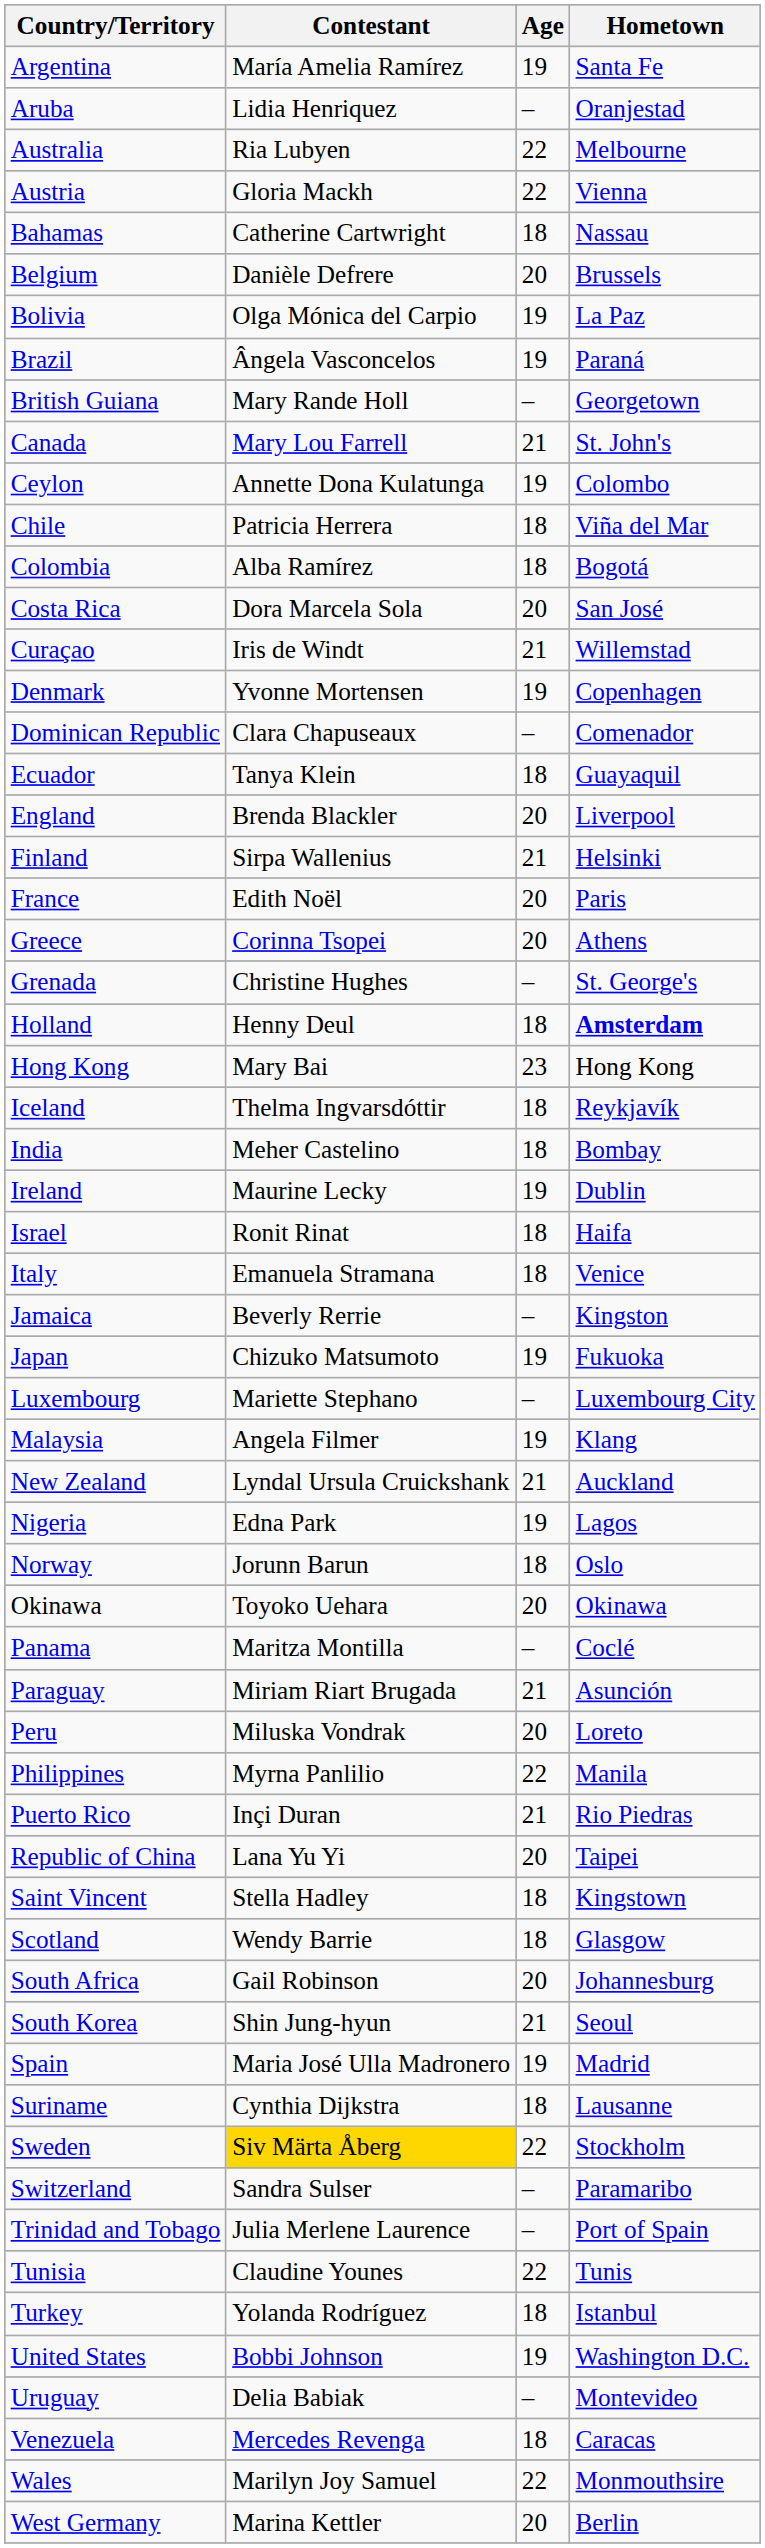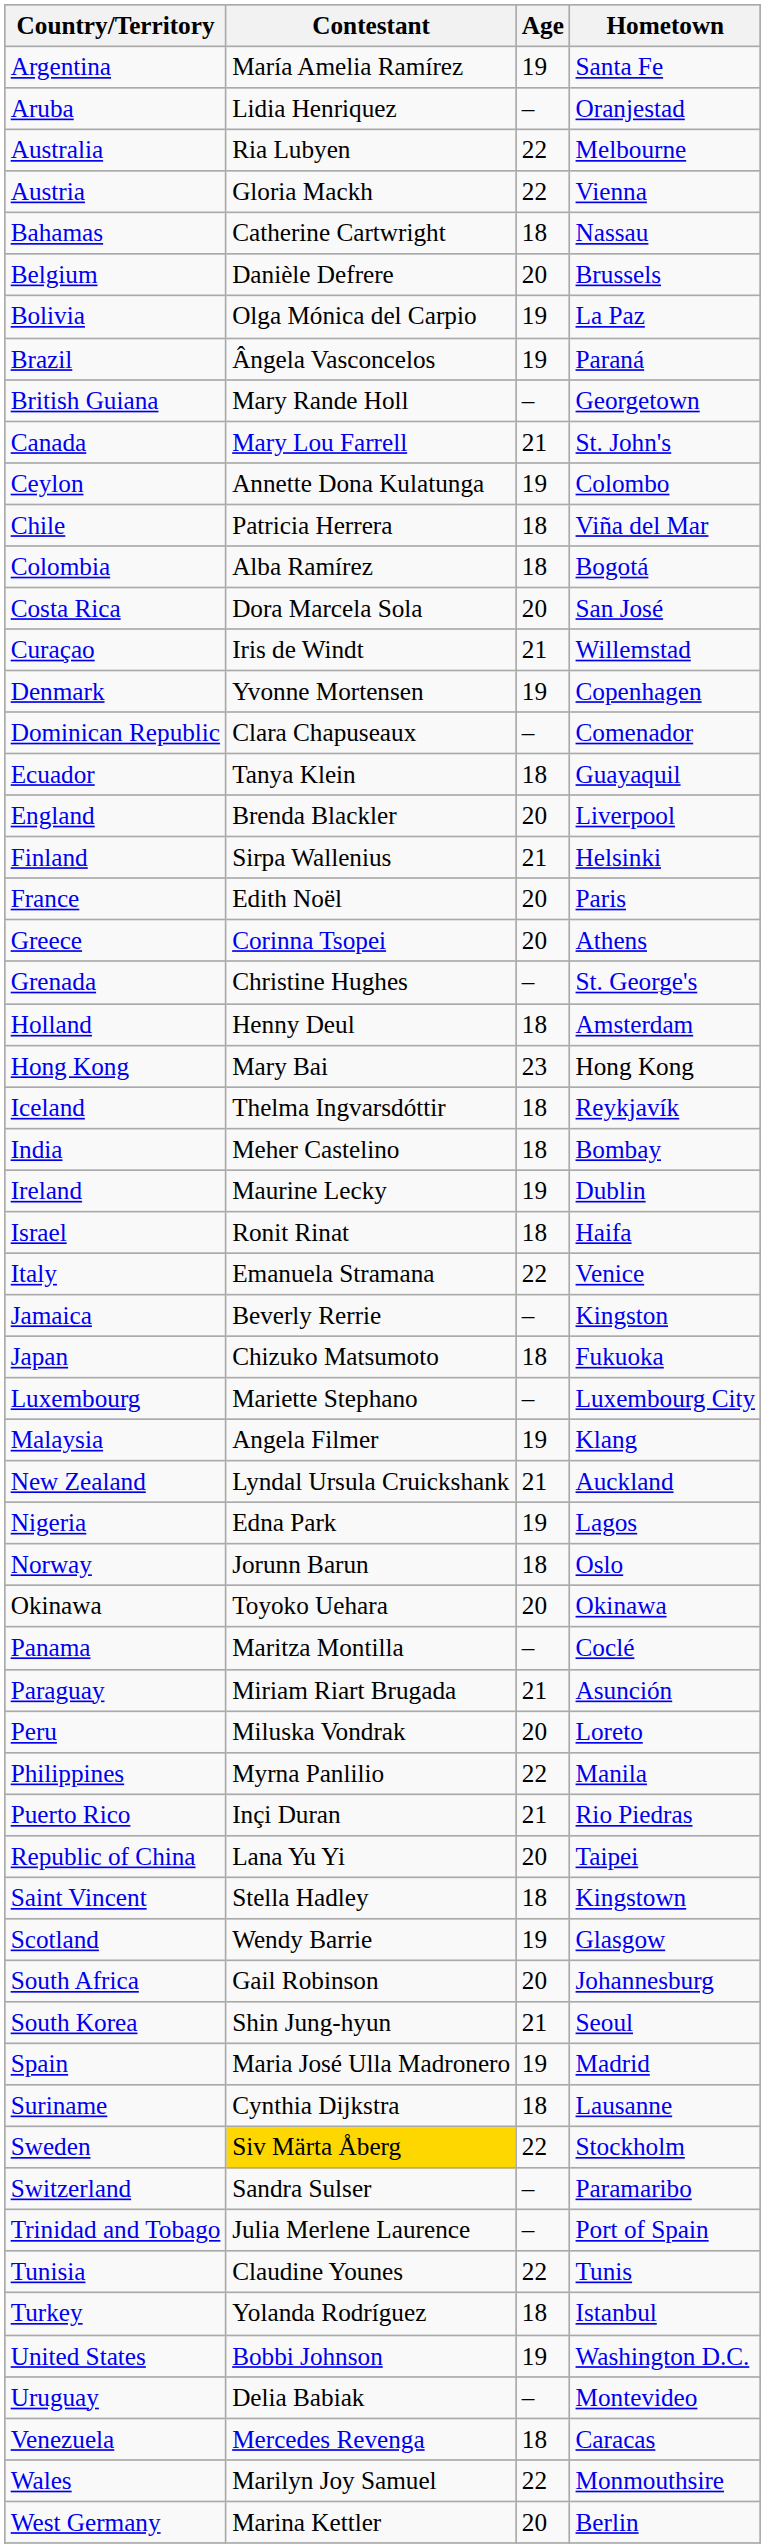(639, 1023) bold -> (634, 1023) normal
(534, 1273) 18 -> (534, 1273) 22
(534, 1356) 19 -> (534, 1356) 18
(534, 1939) 18 -> (534, 1939) 19
